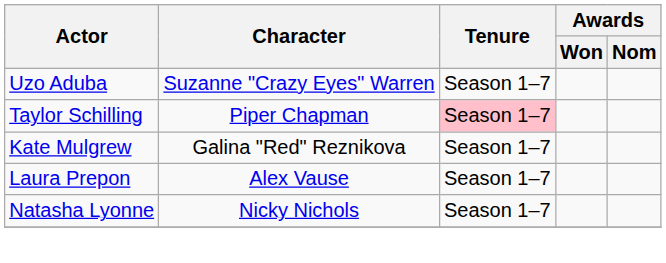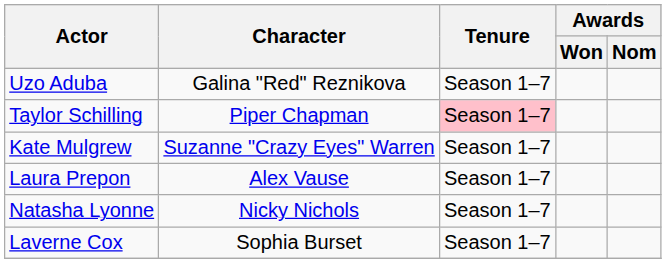(299, 83) Suzanne "Crazy Eyes" Warren -> (299, 83) Galina "Red" Reznikova
(299, 147) Galina "Red" Reznikova -> (299, 147) Suzanne "Crazy Eyes" Warren
+ row: (66, 242)
